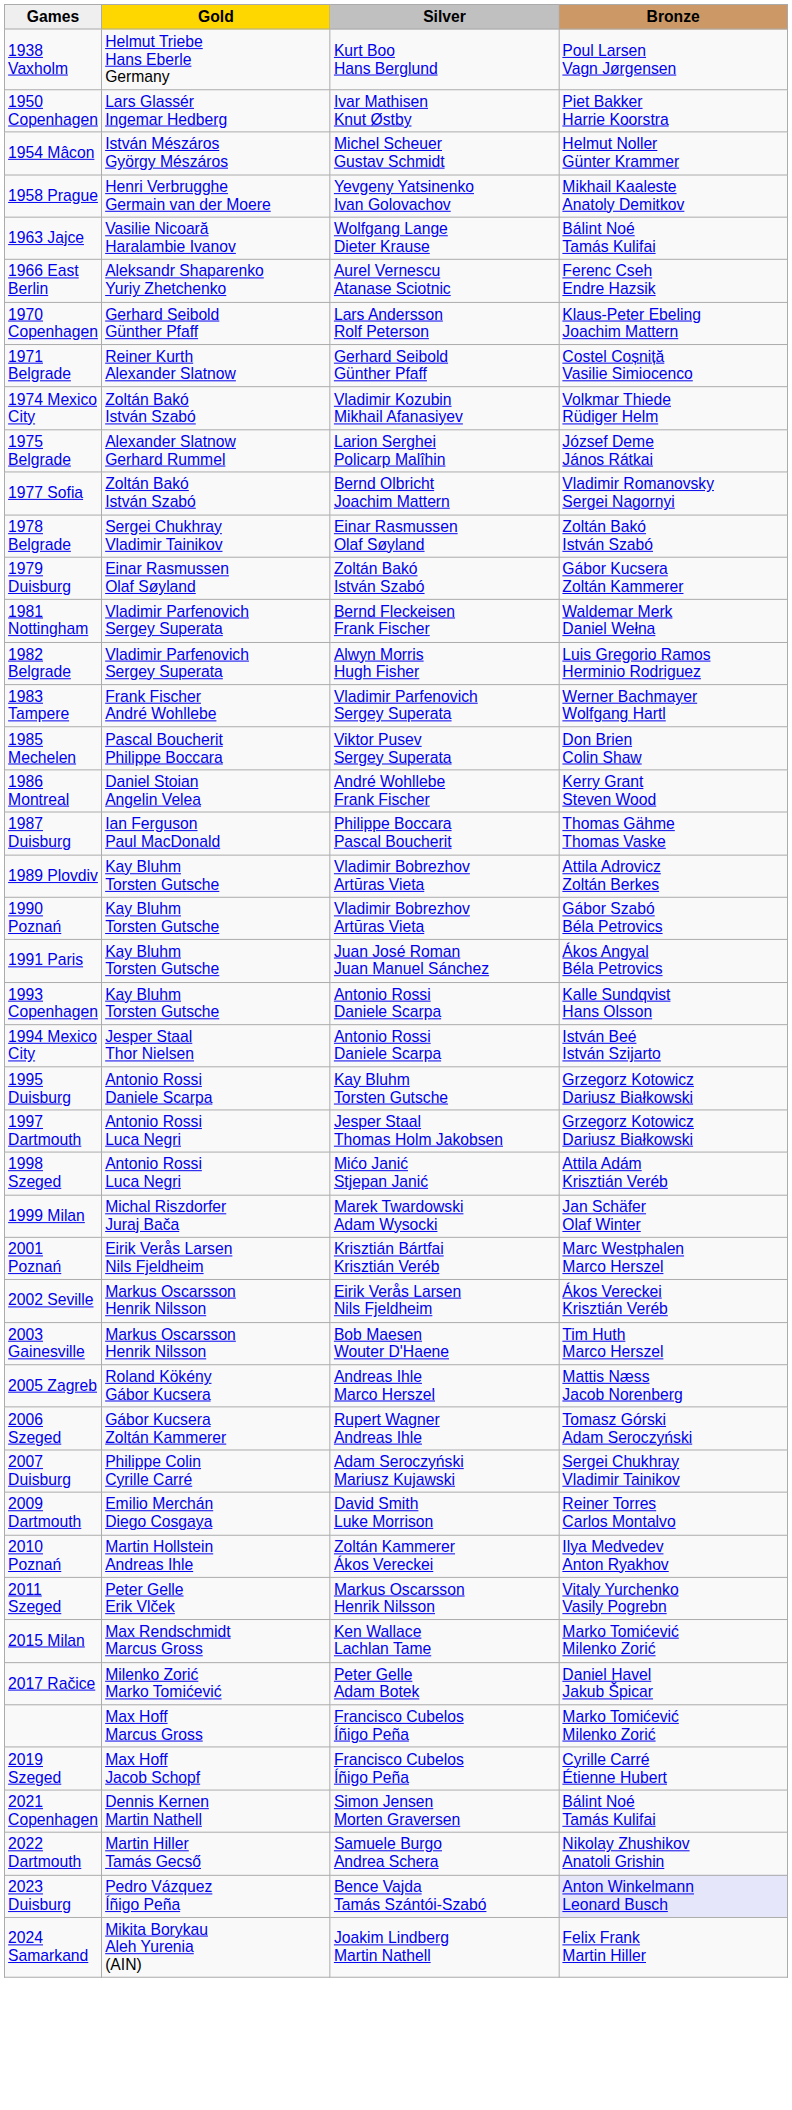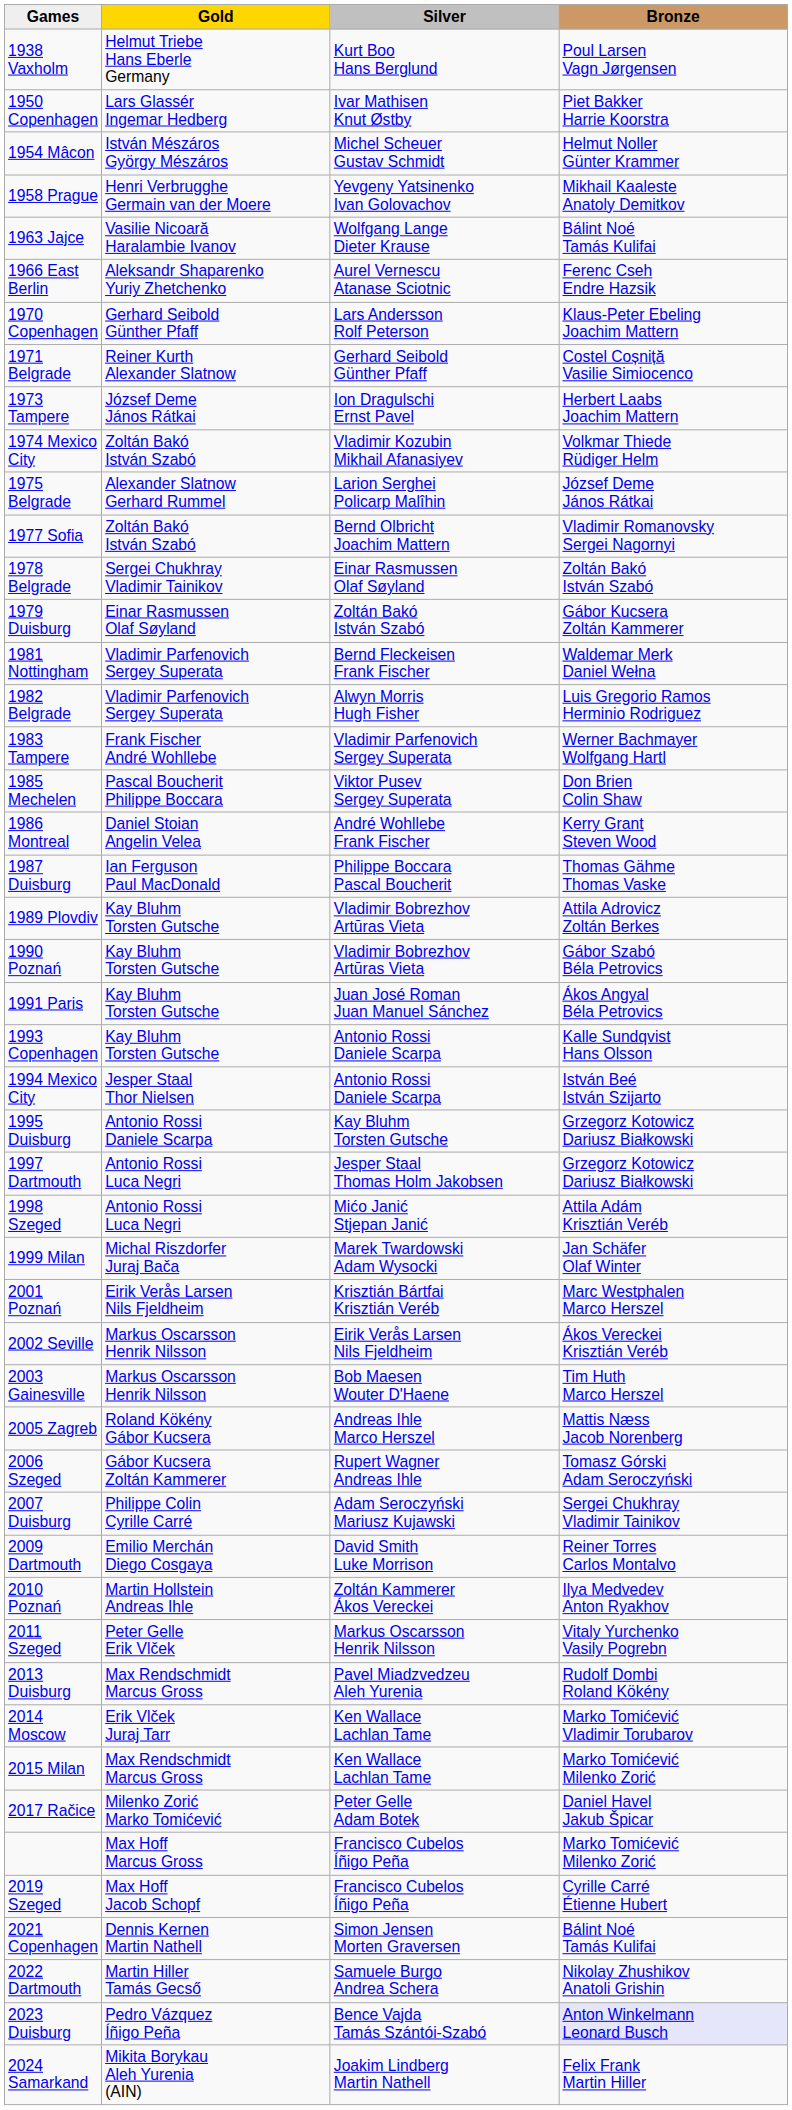+ row: (39, 408)
+ row: (39, 1683)
+ row: (37, 1726)
